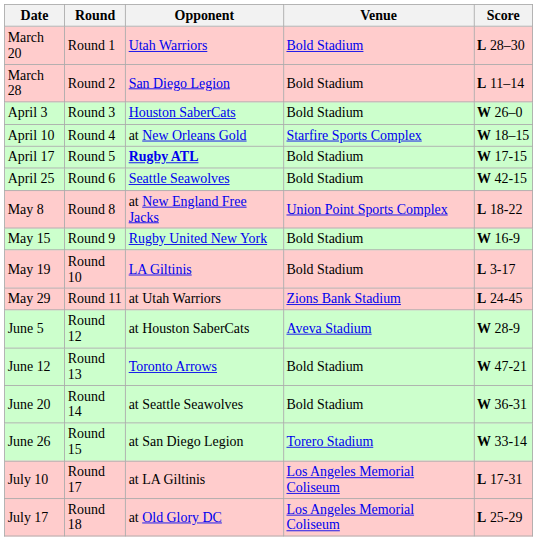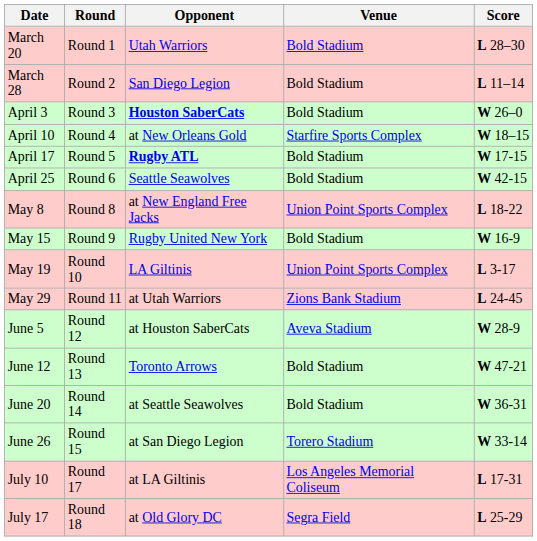(182, 113) normal -> (186, 113) bold
(325, 269) Bold Stadium -> (367, 269) Union Point Sports Complex
(350, 517) Los Angeles Memorial Coliseum -> (318, 517) Segra Field
